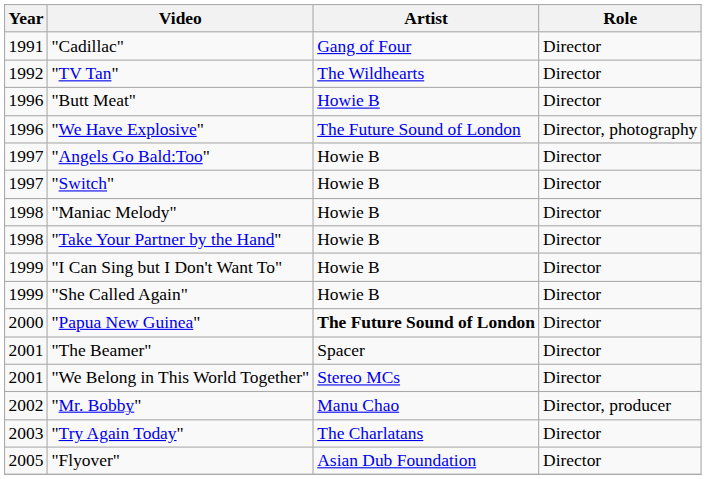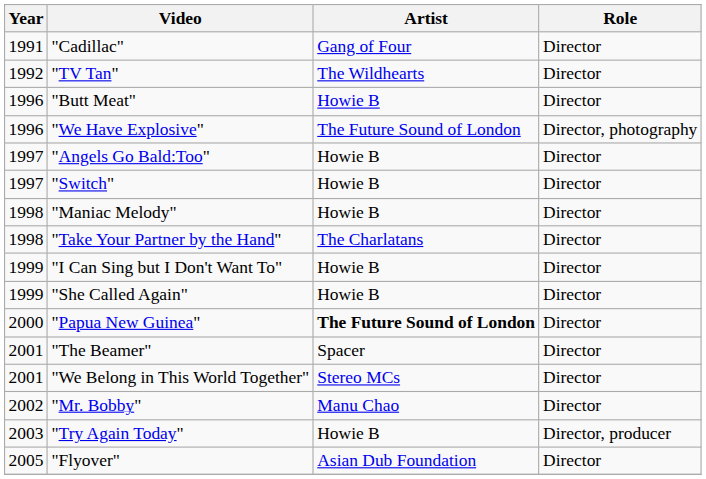(348, 239) Howie B -> (370, 239) The Charlatans
(607, 405) Director, producer -> (572, 405) Director
(370, 433) The Charlatans -> (348, 433) Howie B
(572, 433) Director -> (607, 433) Director, producer
